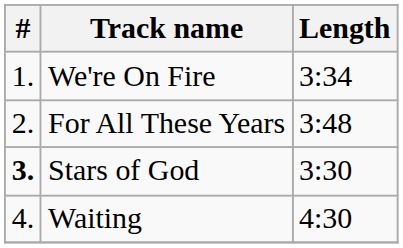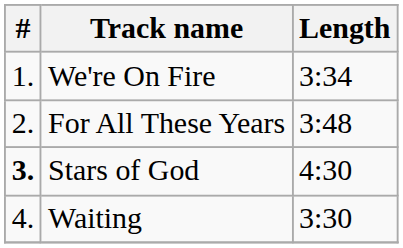(326, 170) 3:30 -> (326, 170) 4:30
(326, 218) 4:30 -> (326, 218) 3:30
